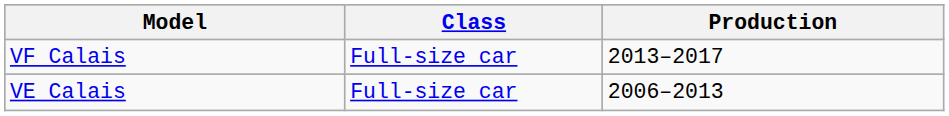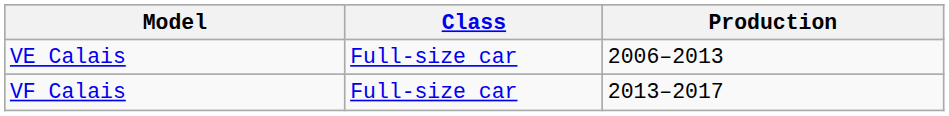rows swapped: (68, 92) <-> (68, 57)
